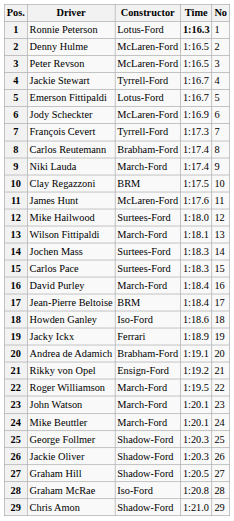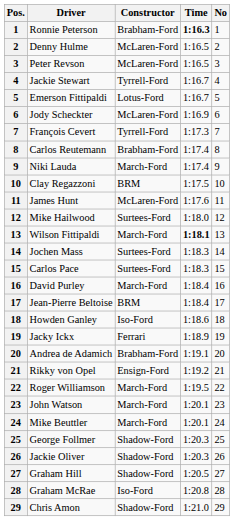(141, 30) Lotus-Ford -> (148, 30) Brabham-Ford
(196, 234) normal -> (196, 234) bold
